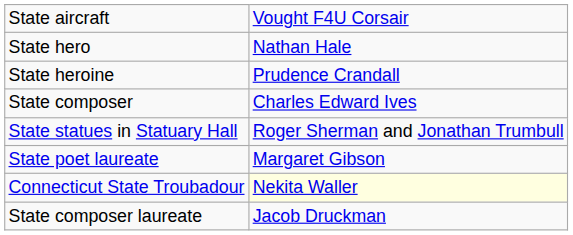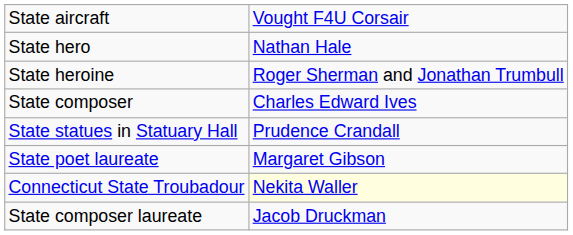(326, 74) Prudence Crandall -> (408, 74) Roger Sherman and Jonathan Trumbull
(408, 131) Roger Sherman and Jonathan Trumbull -> (326, 131) Prudence Crandall
